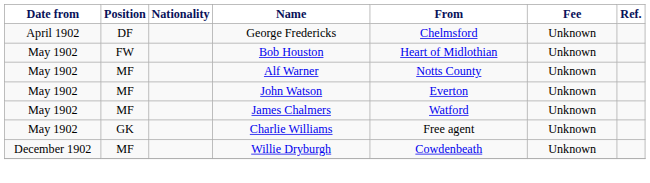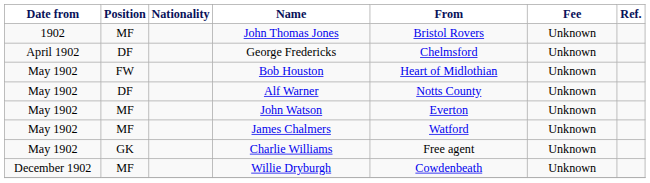+ row: (291, 33)
(125, 71) MF -> (125, 91) DF
